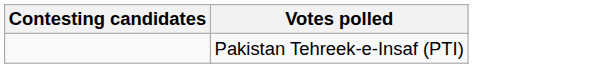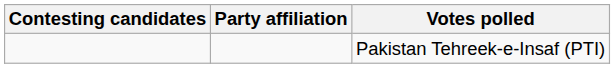+ column: (281, 19)
